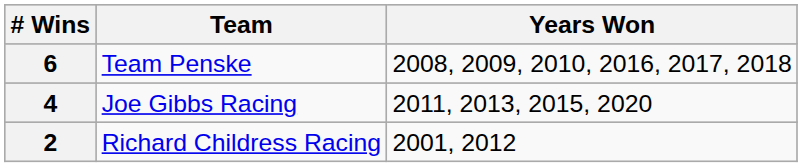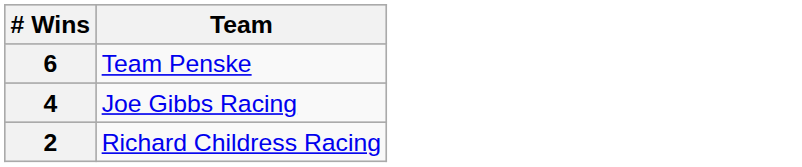- column: (592, 25)
